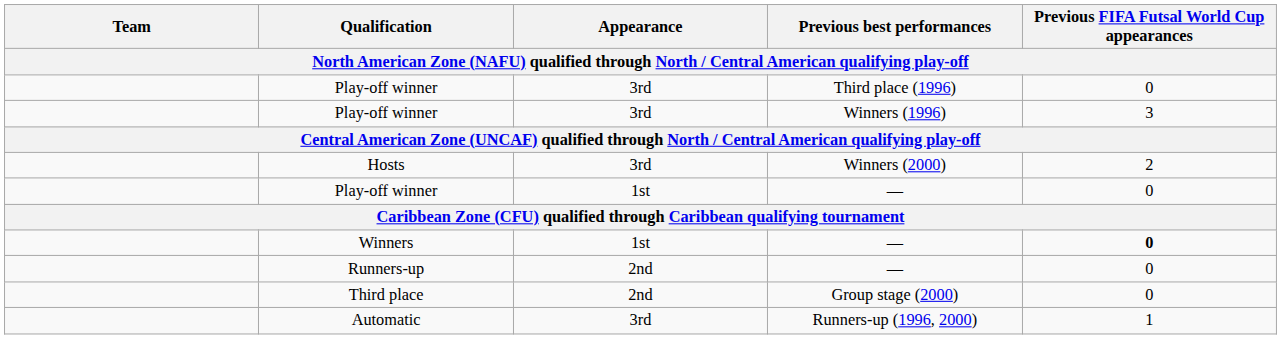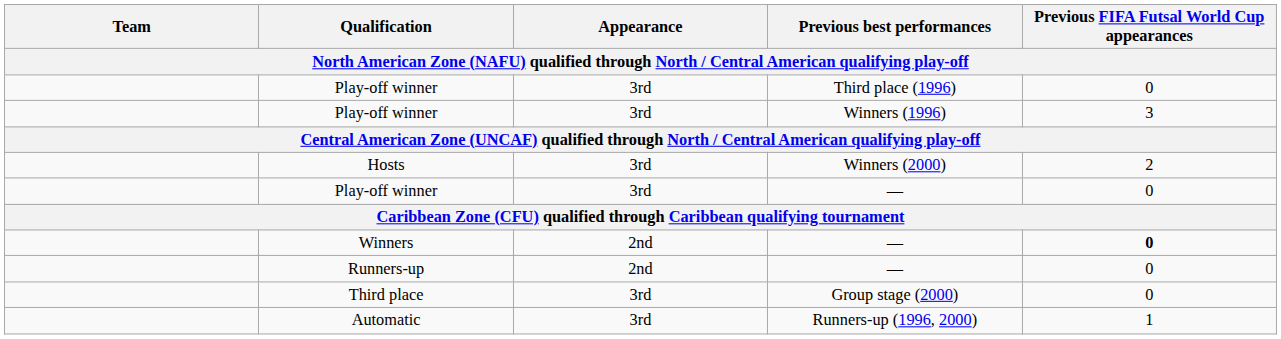(640, 191) 1st -> (640, 191) 3rd
(640, 242) 1st -> (640, 242) 2nd
(640, 294) 2nd -> (640, 294) 3rd
